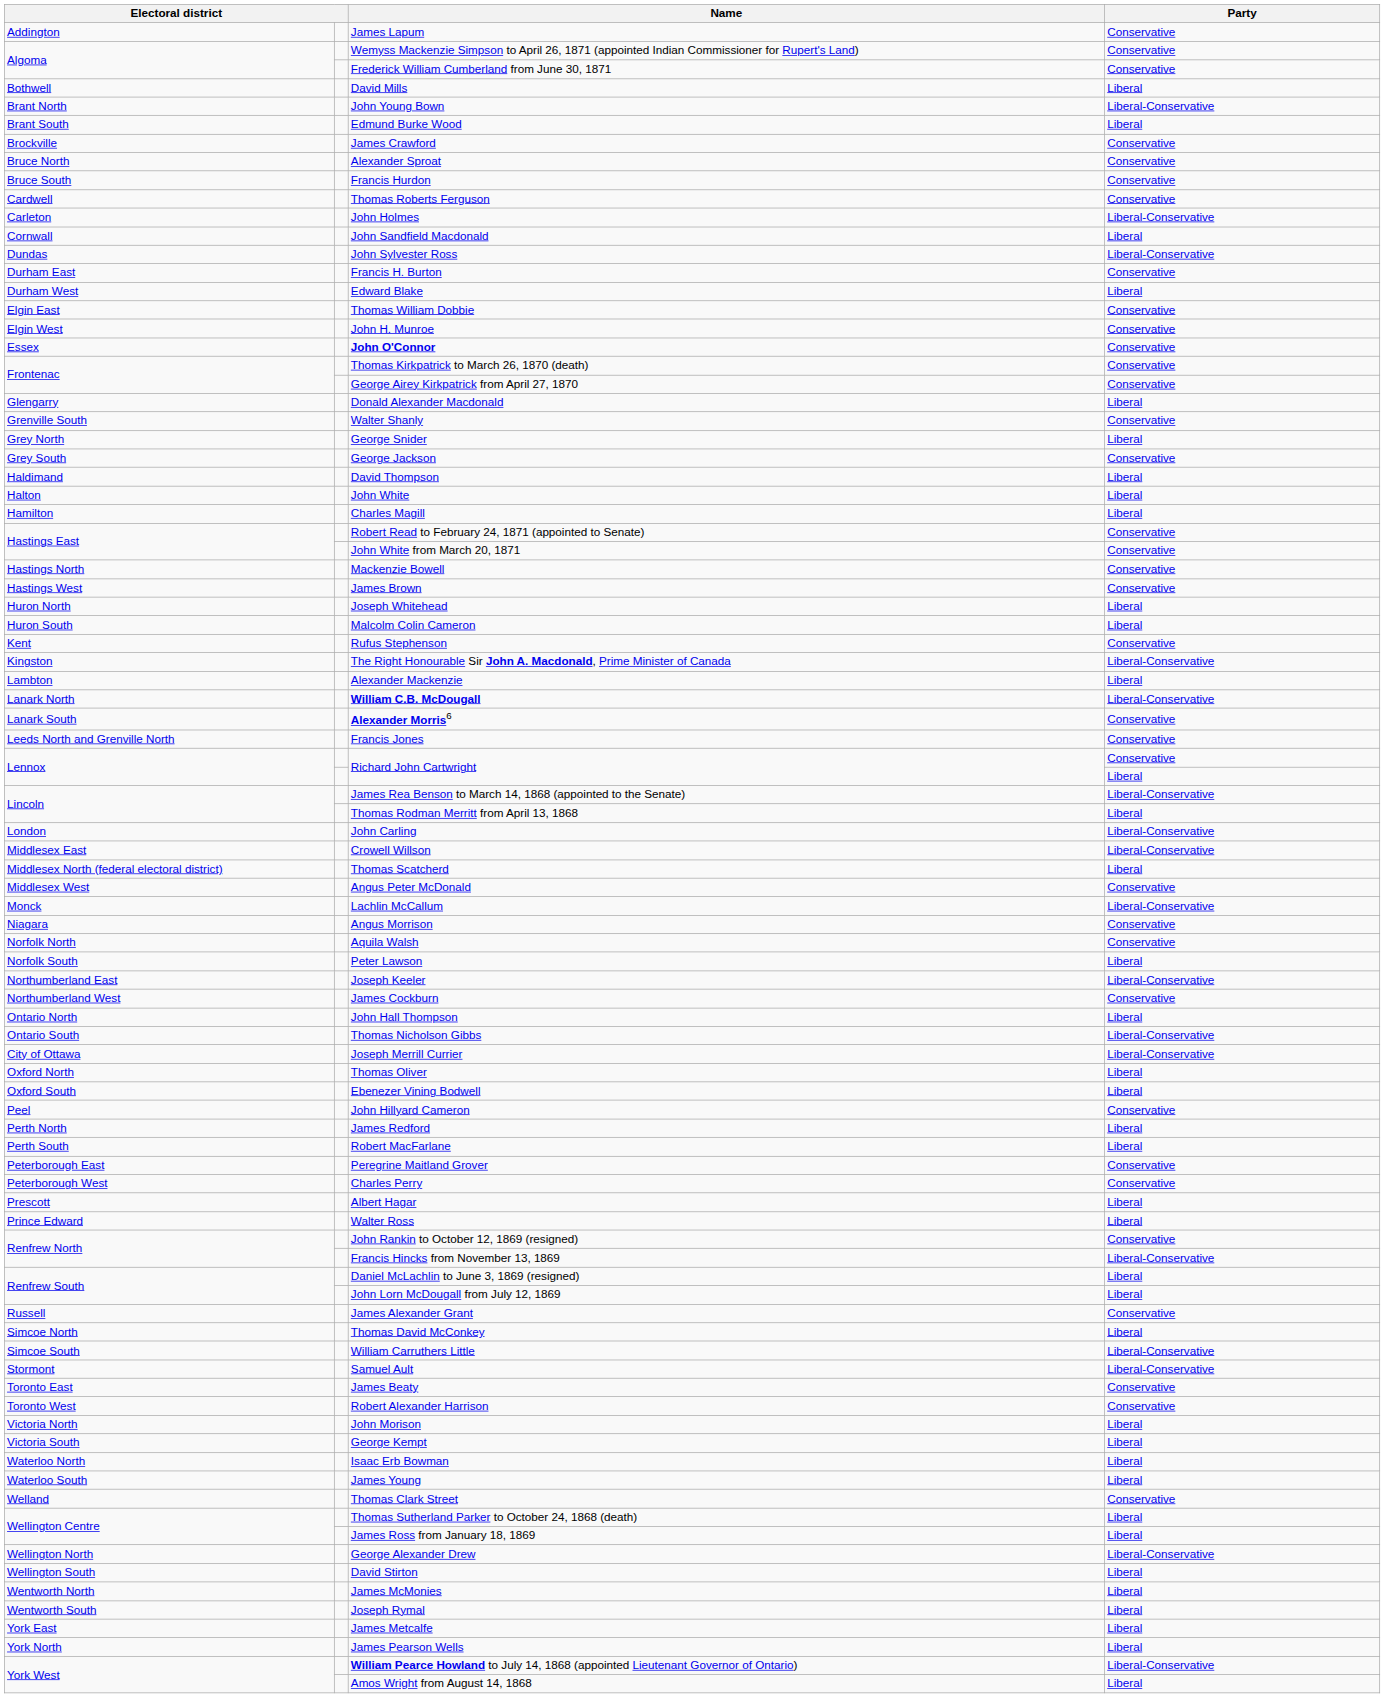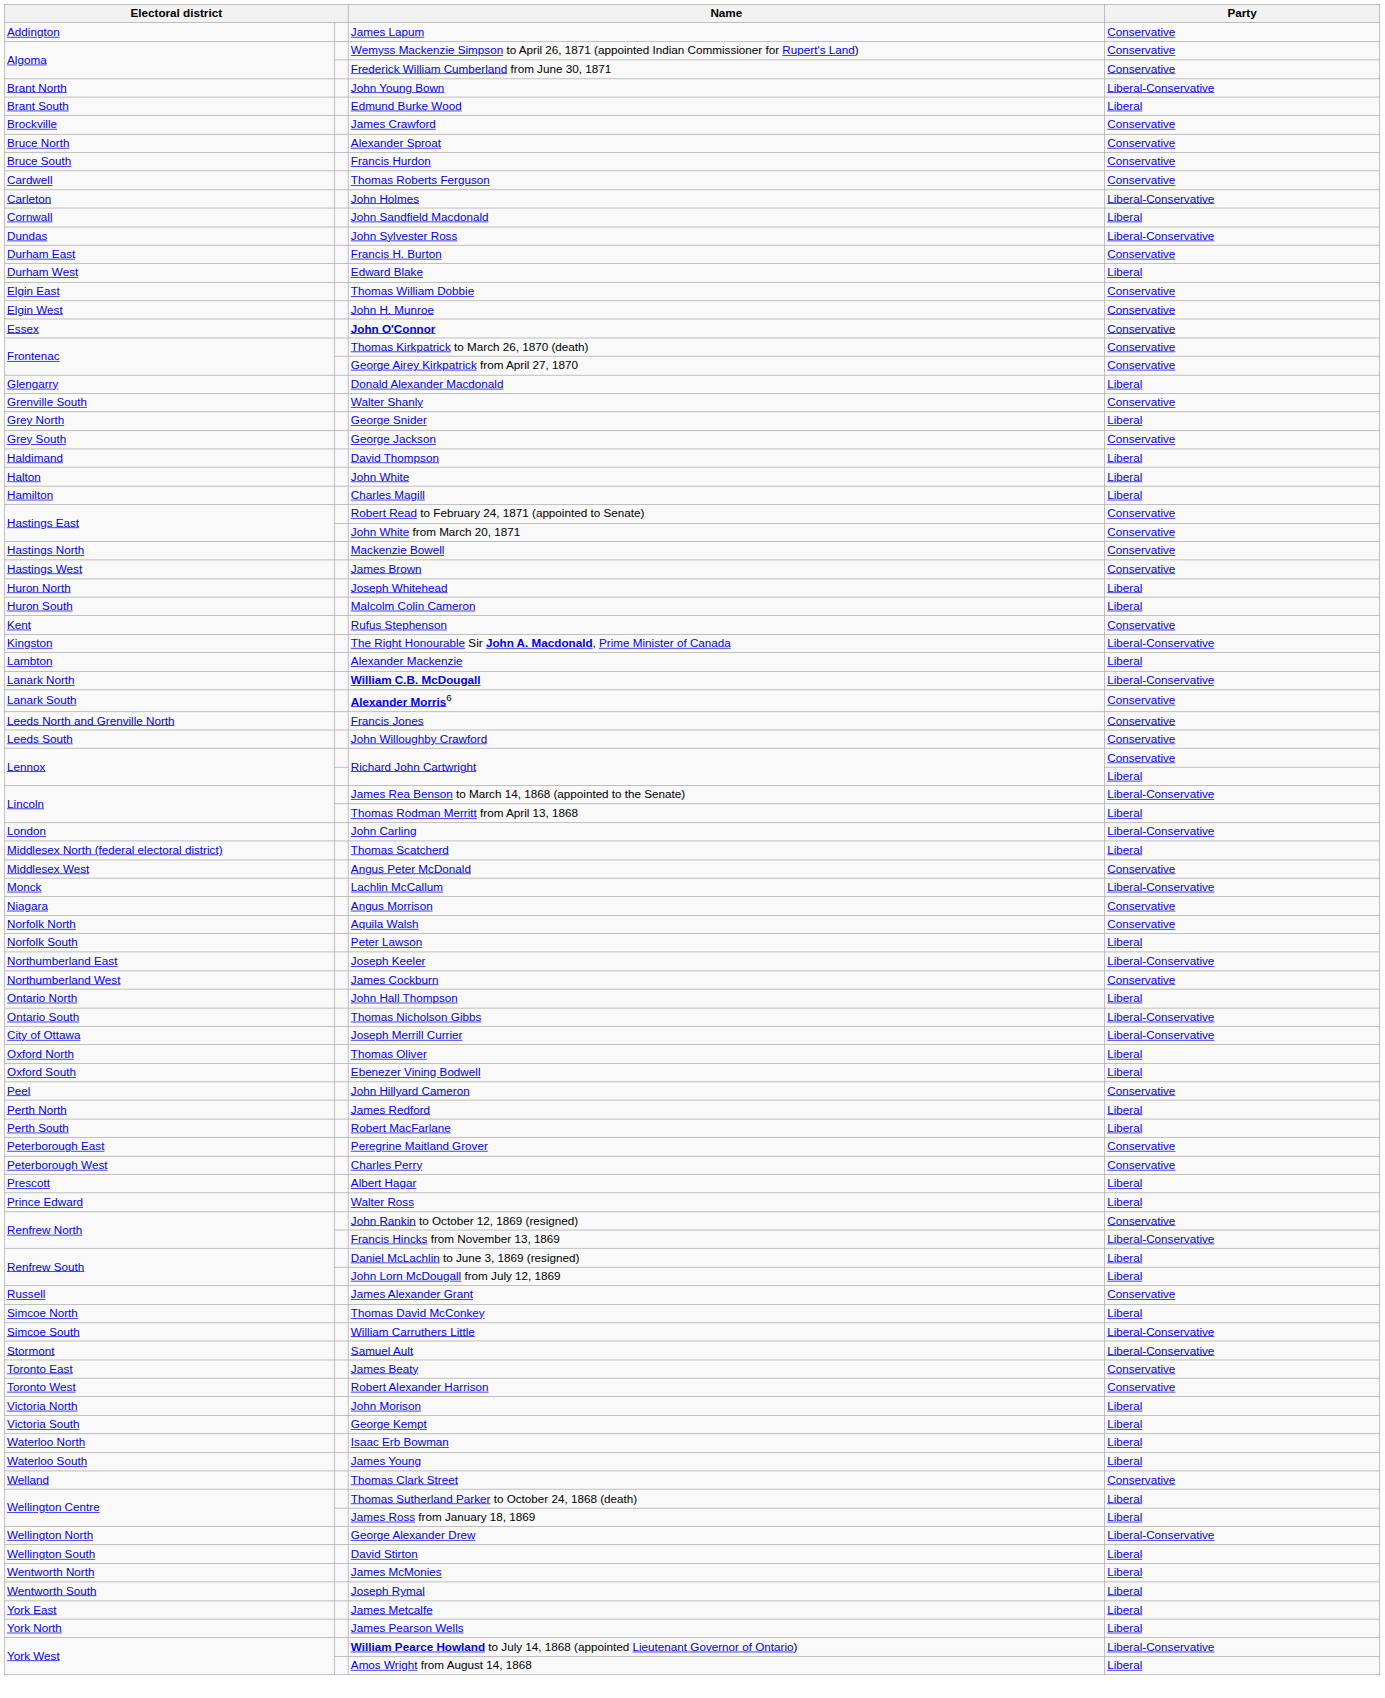- row: (379, 87)
+ row: (419, 739)
- row: (391, 850)
